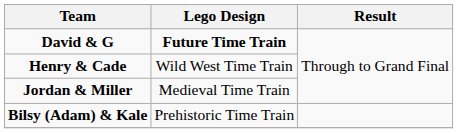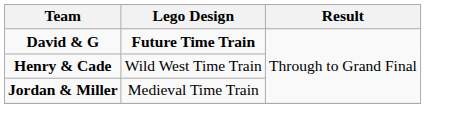- row: (78, 115)
